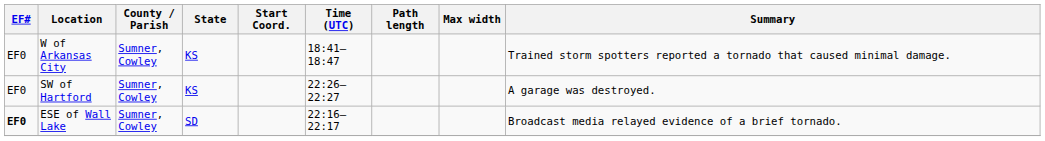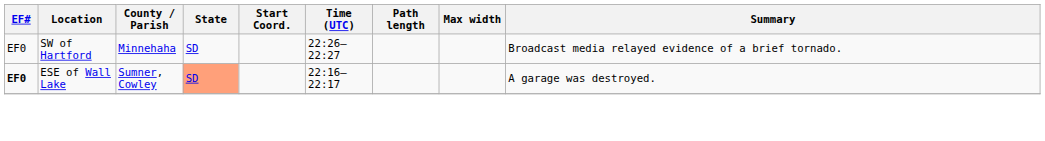- row: (66, 55)
(141, 91) Sumner, Cowley -> (147, 49) Minnehaha
(192, 91) KS -> (192, 49) SD
(582, 91) A garage was destroyed. -> (675, 49) Broadcast media relayed evidence of a brief tornado.
(192, 121) no background -> (192, 79) lightsalmon background
(675, 121) Broadcast media relayed evidence of a brief tornado. -> (582, 79) A garage was destroyed.
